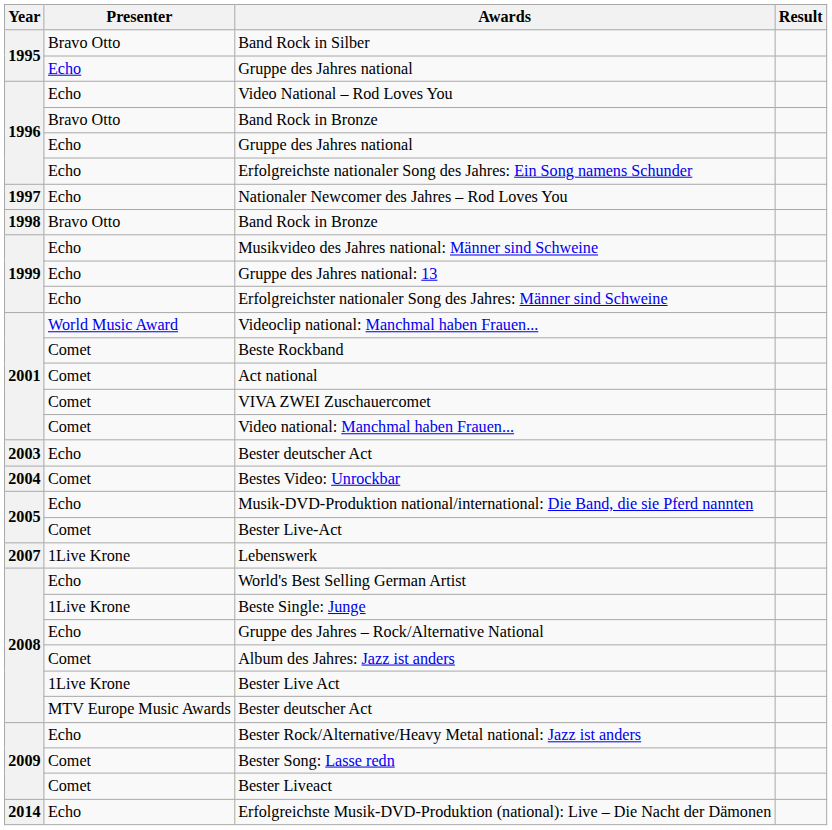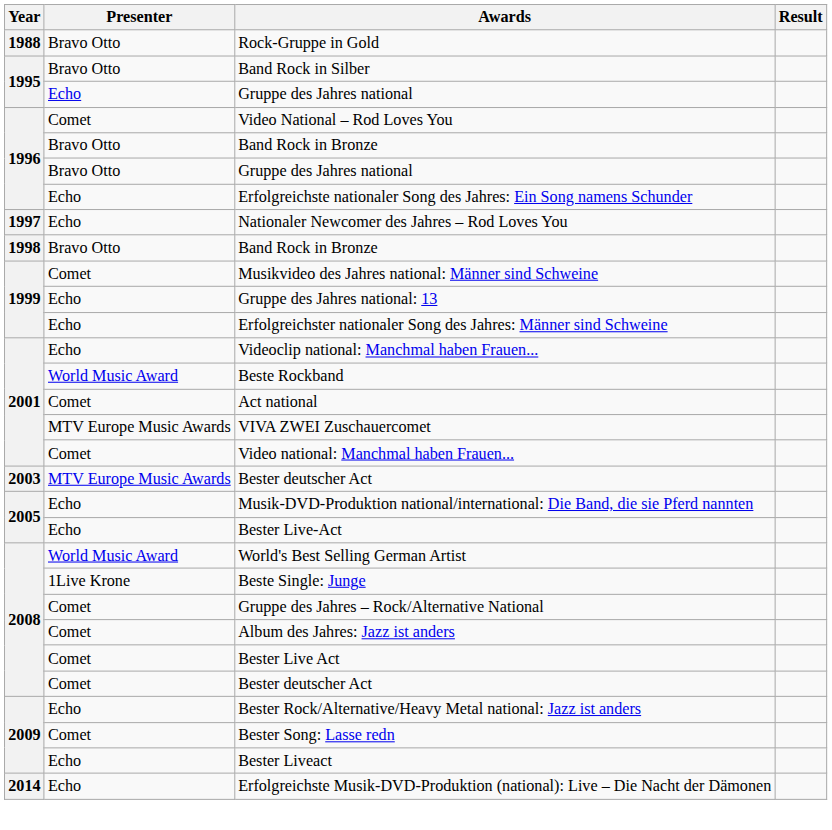+ row: (24, 42)
(65, 94) Echo -> (70, 119) Comet
(65, 145) Echo -> (84, 171) Bravo Otto
(65, 247) Echo -> (70, 273) Comet
(113, 324) World Music Award -> (65, 350) Echo
(70, 350) Comet -> (113, 376) World Music Award
(70, 401) Comet -> (139, 427) MTV Europe Music Awards
(65, 453) Echo -> (139, 478) MTV Europe Music Awards
- row: (24, 478)
(70, 529) Comet -> (65, 529) Echo
- row: (24, 555)
(65, 581) Echo -> (113, 555) World Music Award
(65, 632) Echo -> (70, 606) Comet
(89, 683) 1Live Krone -> (70, 658) Comet
(139, 709) MTV Europe Music Awards -> (70, 683) Comet
(70, 786) Comet -> (65, 760) Echo
